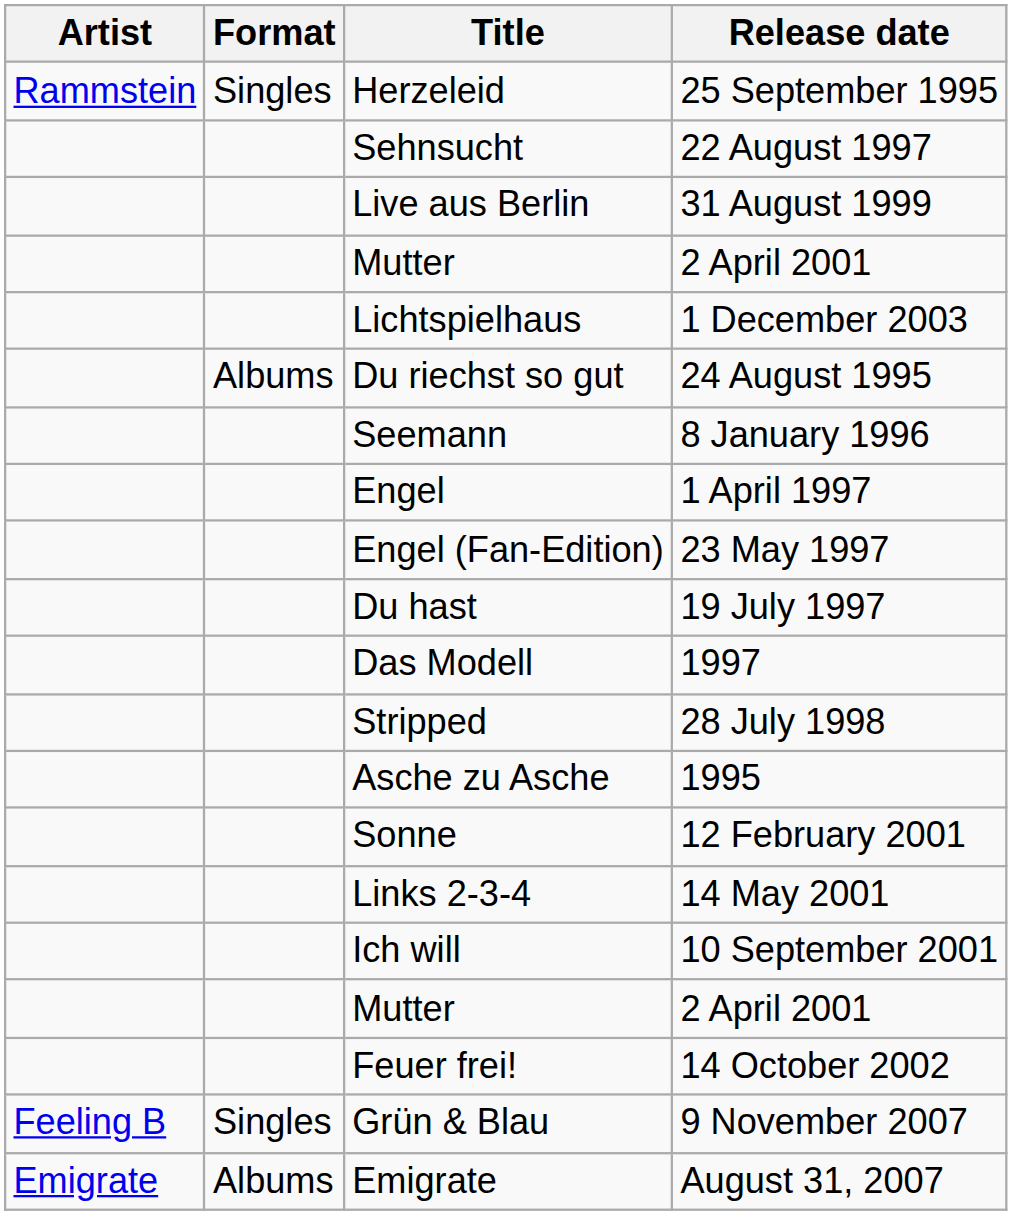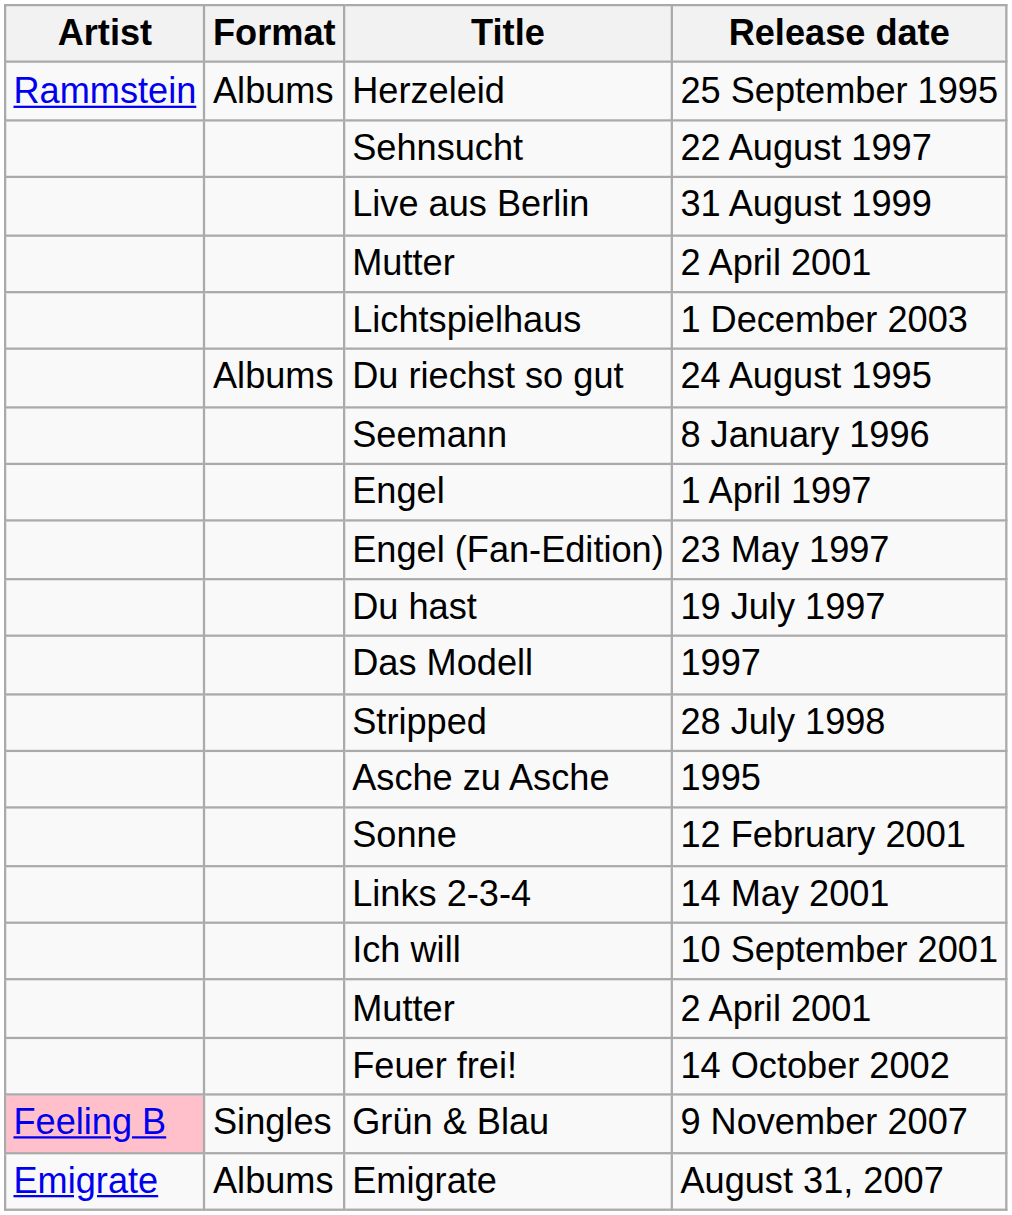(272, 90) Singles -> (273, 90) Albums
(90, 1122) no background -> (90, 1122) pink background
